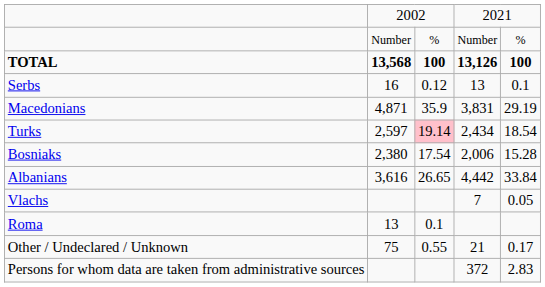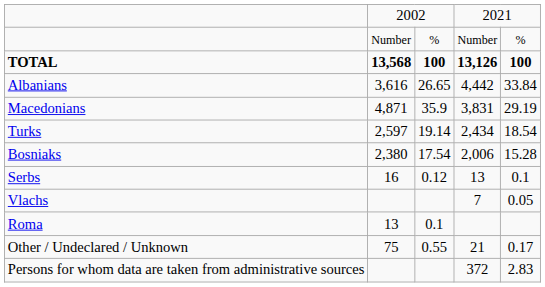rows swapped: (37, 177) <-> (24, 85)
(434, 131) pink background -> (434, 131) no background
